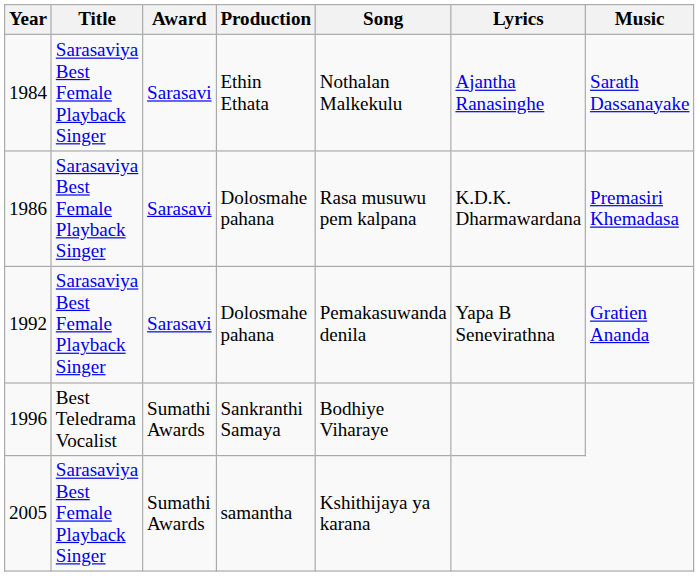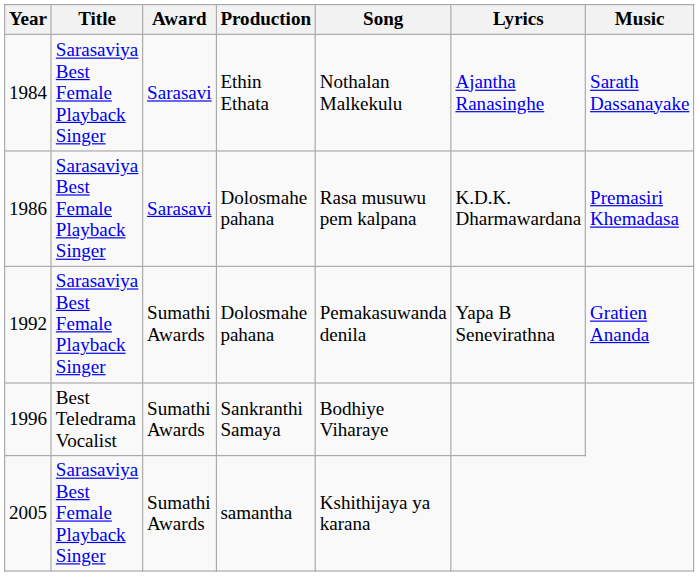(179, 324) Sarasavi -> (179, 324) Sumathi Awards
